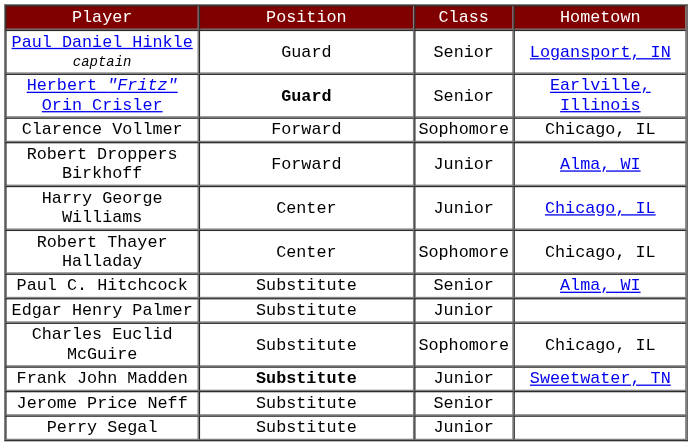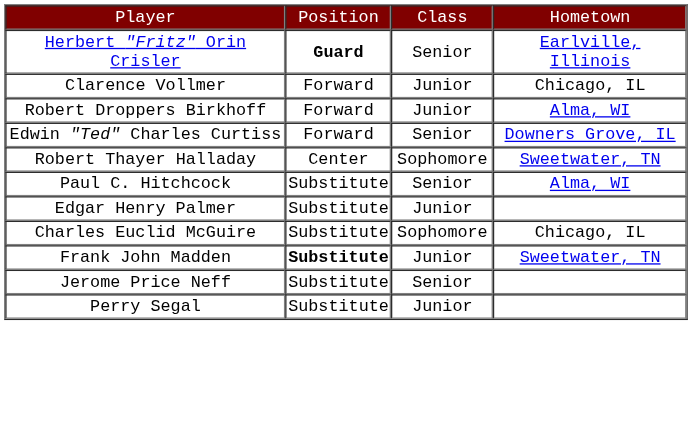- row: (102, 51)
(464, 130) Sophomore -> (442, 86) Junior
+ row: (145, 135)
- row: (102, 208)
(600, 252) Chicago, IL -> (590, 159) Sweetwater, TN
